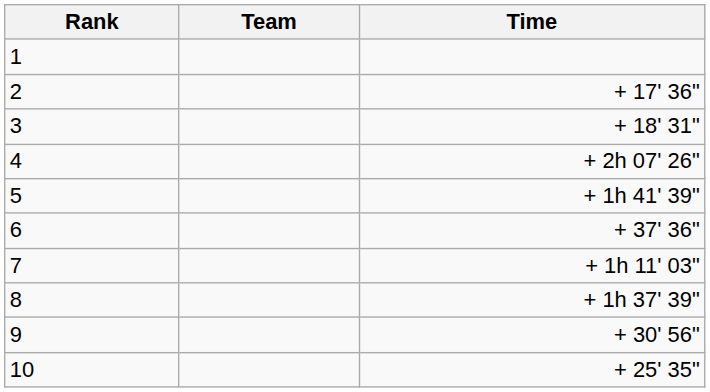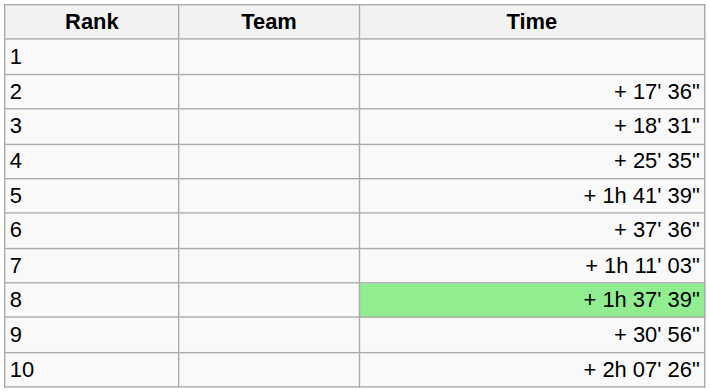(642, 160) + 2h 07' 26" -> (657, 160) + 25' 35"
(642, 299) no background -> (642, 299) lightgreen background
(657, 369) + 25' 35" -> (642, 369) + 2h 07' 26"
